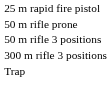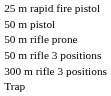+ row: (30, 24)
